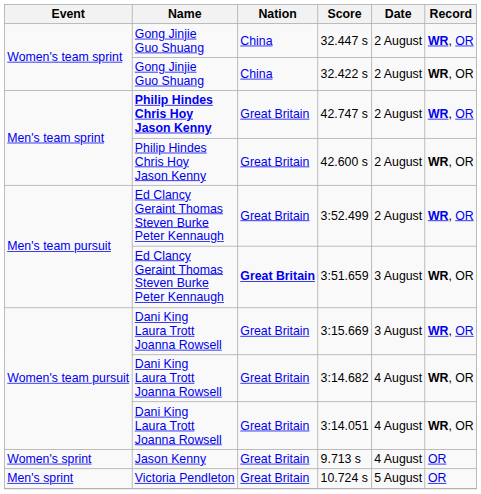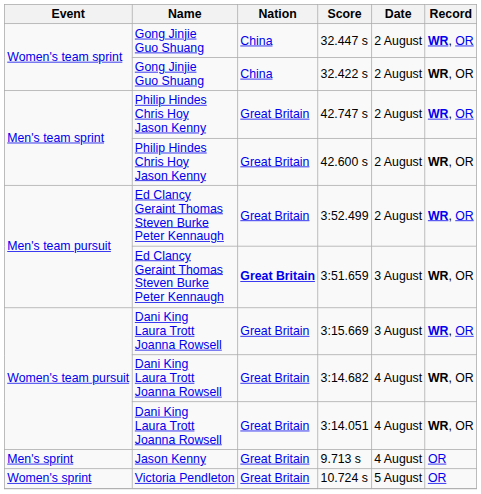(174, 114) bold -> (171, 114) normal
(49, 459) Women's sprint -> (40, 459) Men's sprint
(40, 478) Men's sprint -> (49, 478) Women's sprint
